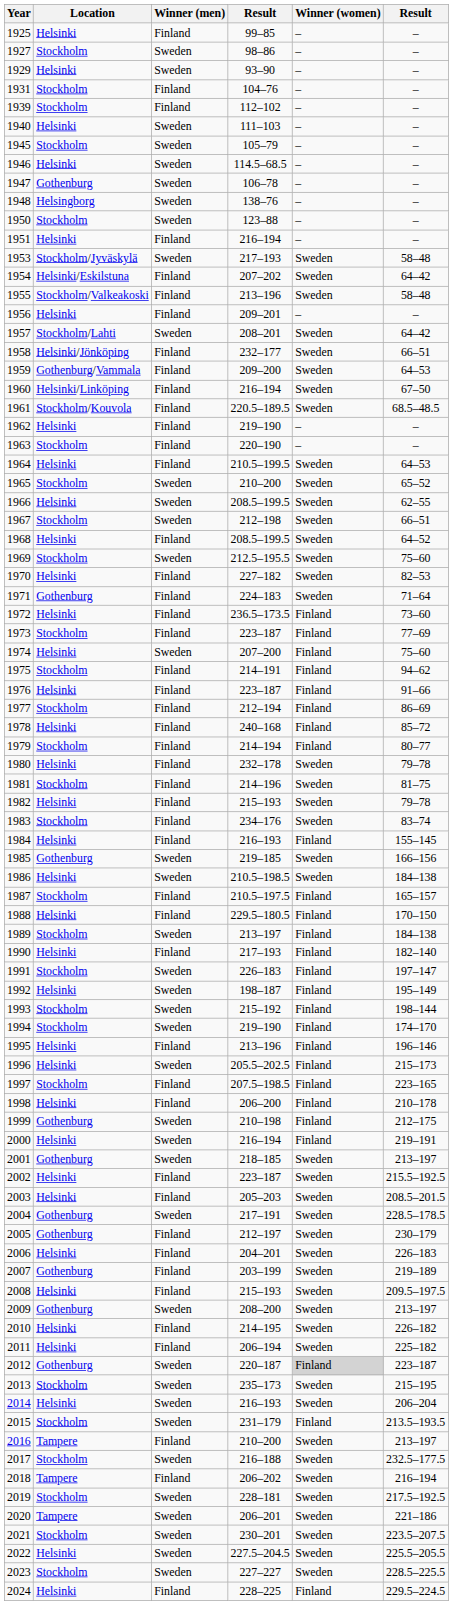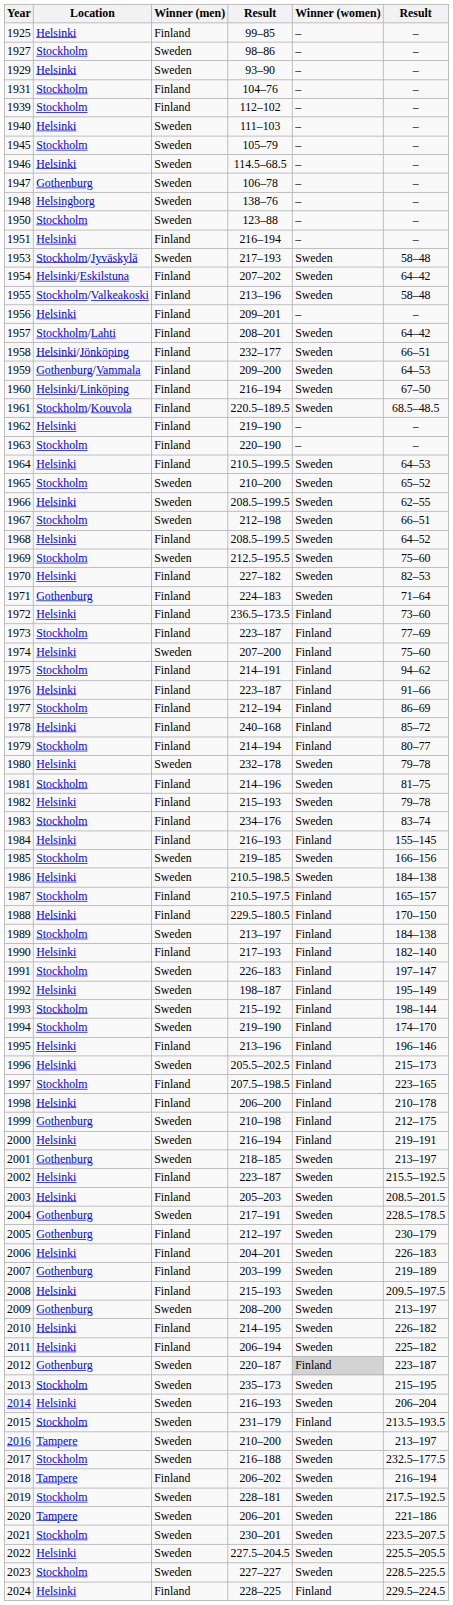(173, 333) Sweden -> (172, 333) Finland
(172, 764) Finland -> (173, 764) Sweden
(64, 858) Gothenburg -> (62, 858) Stockholm
(172, 1440) Finland -> (173, 1440) Sweden
